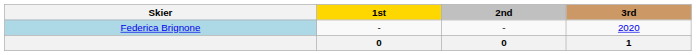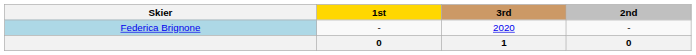columns swapped: (504, 12) <-> (629, 12)
